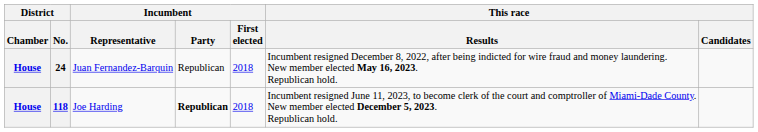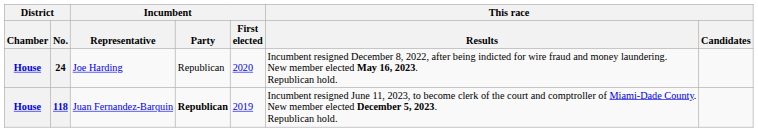(123, 68) Juan Fernandez-Barquin -> (98, 68) Joe Harding
(243, 68) 2018 -> (243, 68) 2020
(98, 107) Joe Harding -> (123, 107) Juan Fernandez-Barquin
(243, 107) 2018 -> (243, 107) 2019
